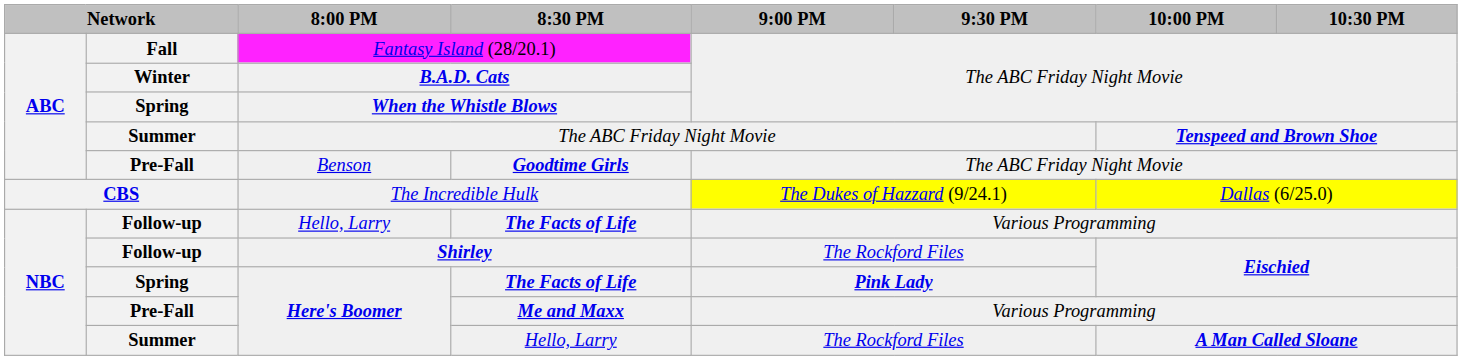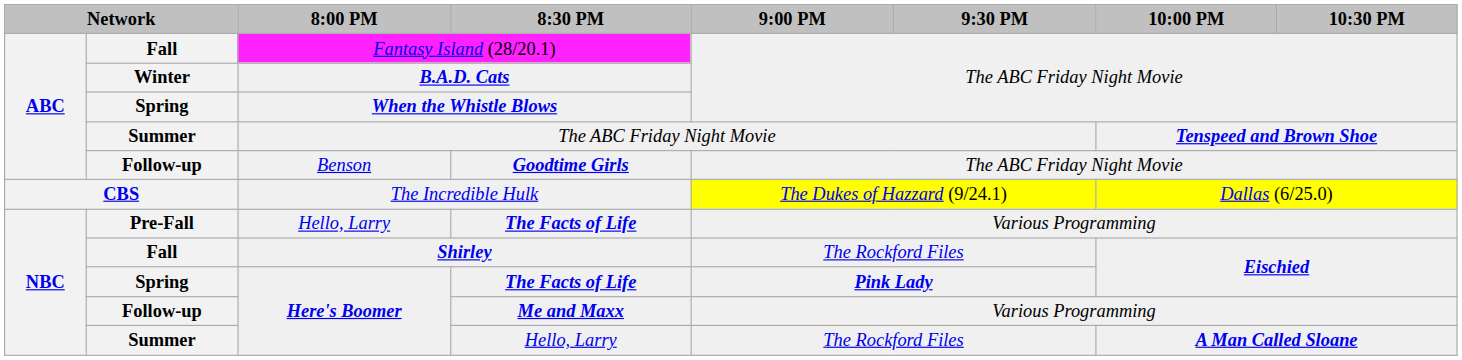(162, 164) Pre-Fall -> (162, 164) Follow-up
(162, 223) Follow-up -> (162, 223) Pre-Fall
(162, 252) Follow-up -> (162, 252) Fall
(162, 310) Pre-Fall -> (162, 310) Follow-up
